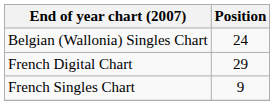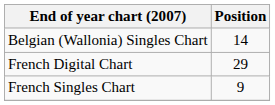(240, 40) 24 -> (240, 40) 14
